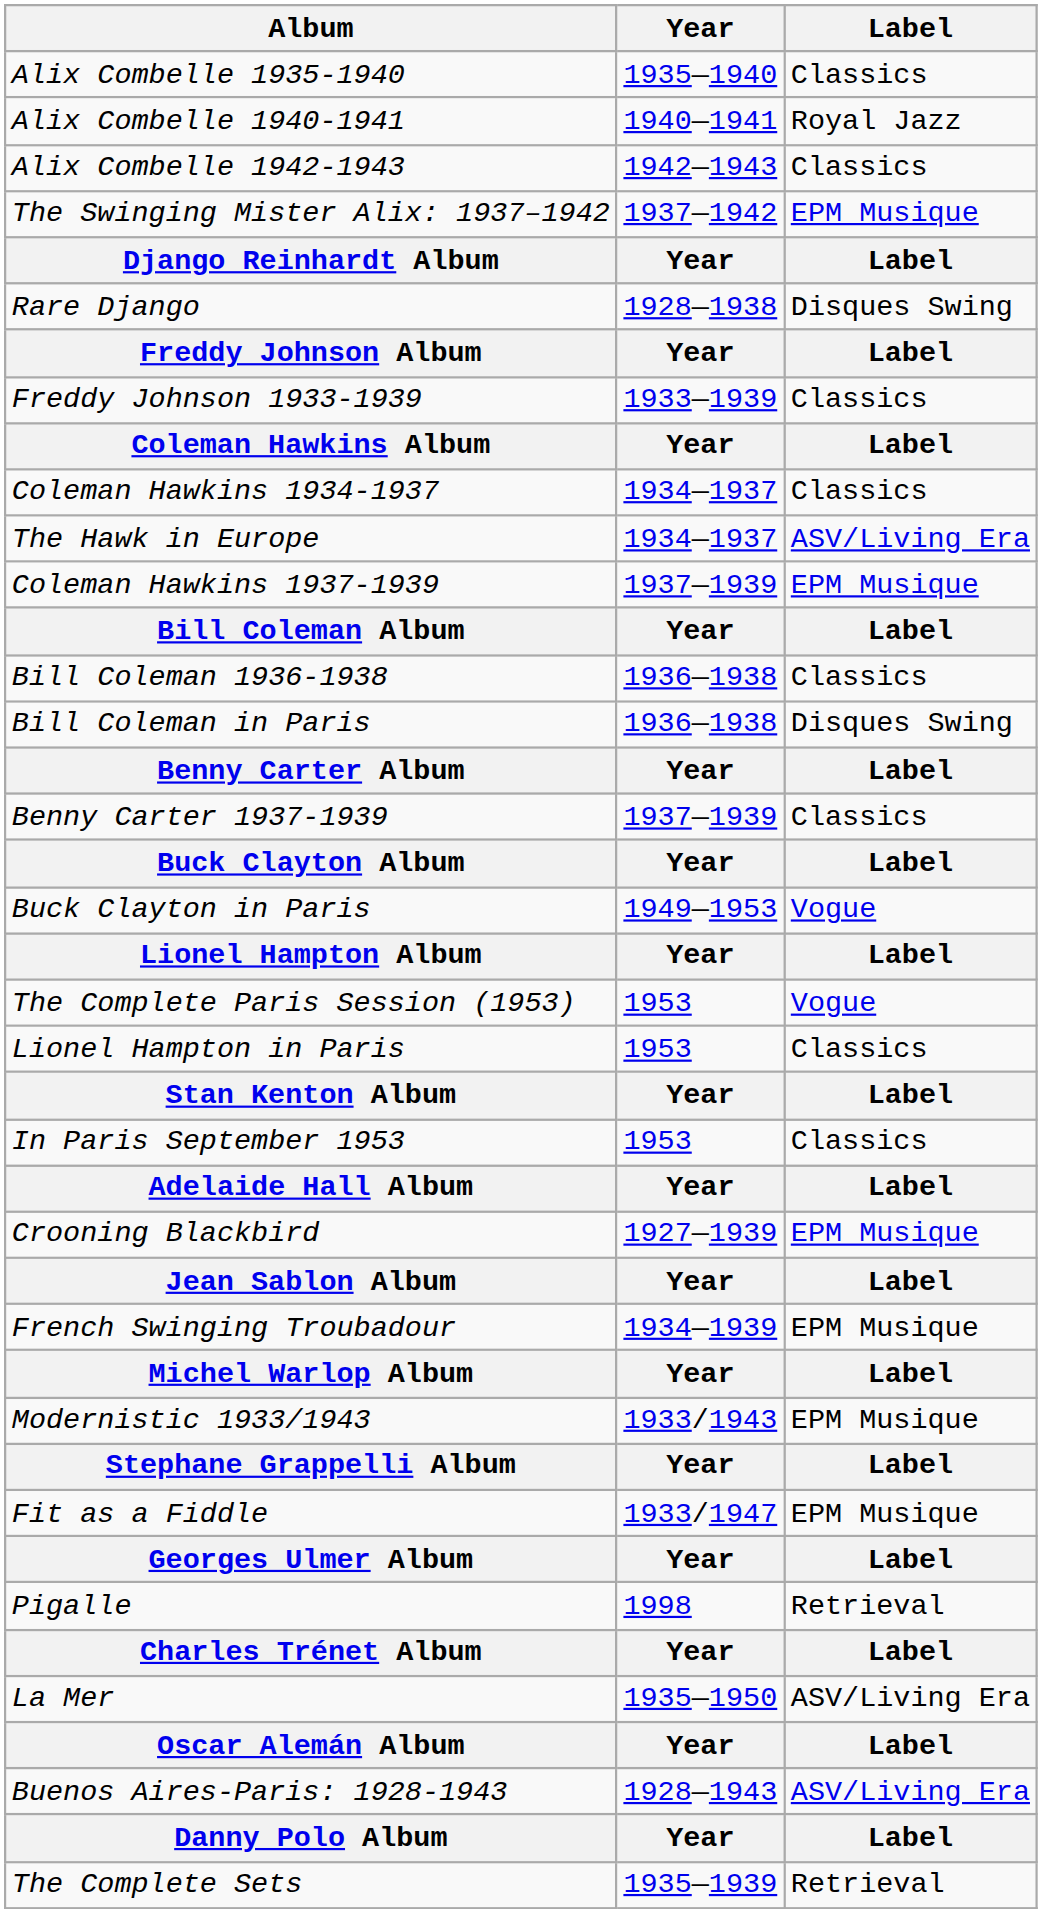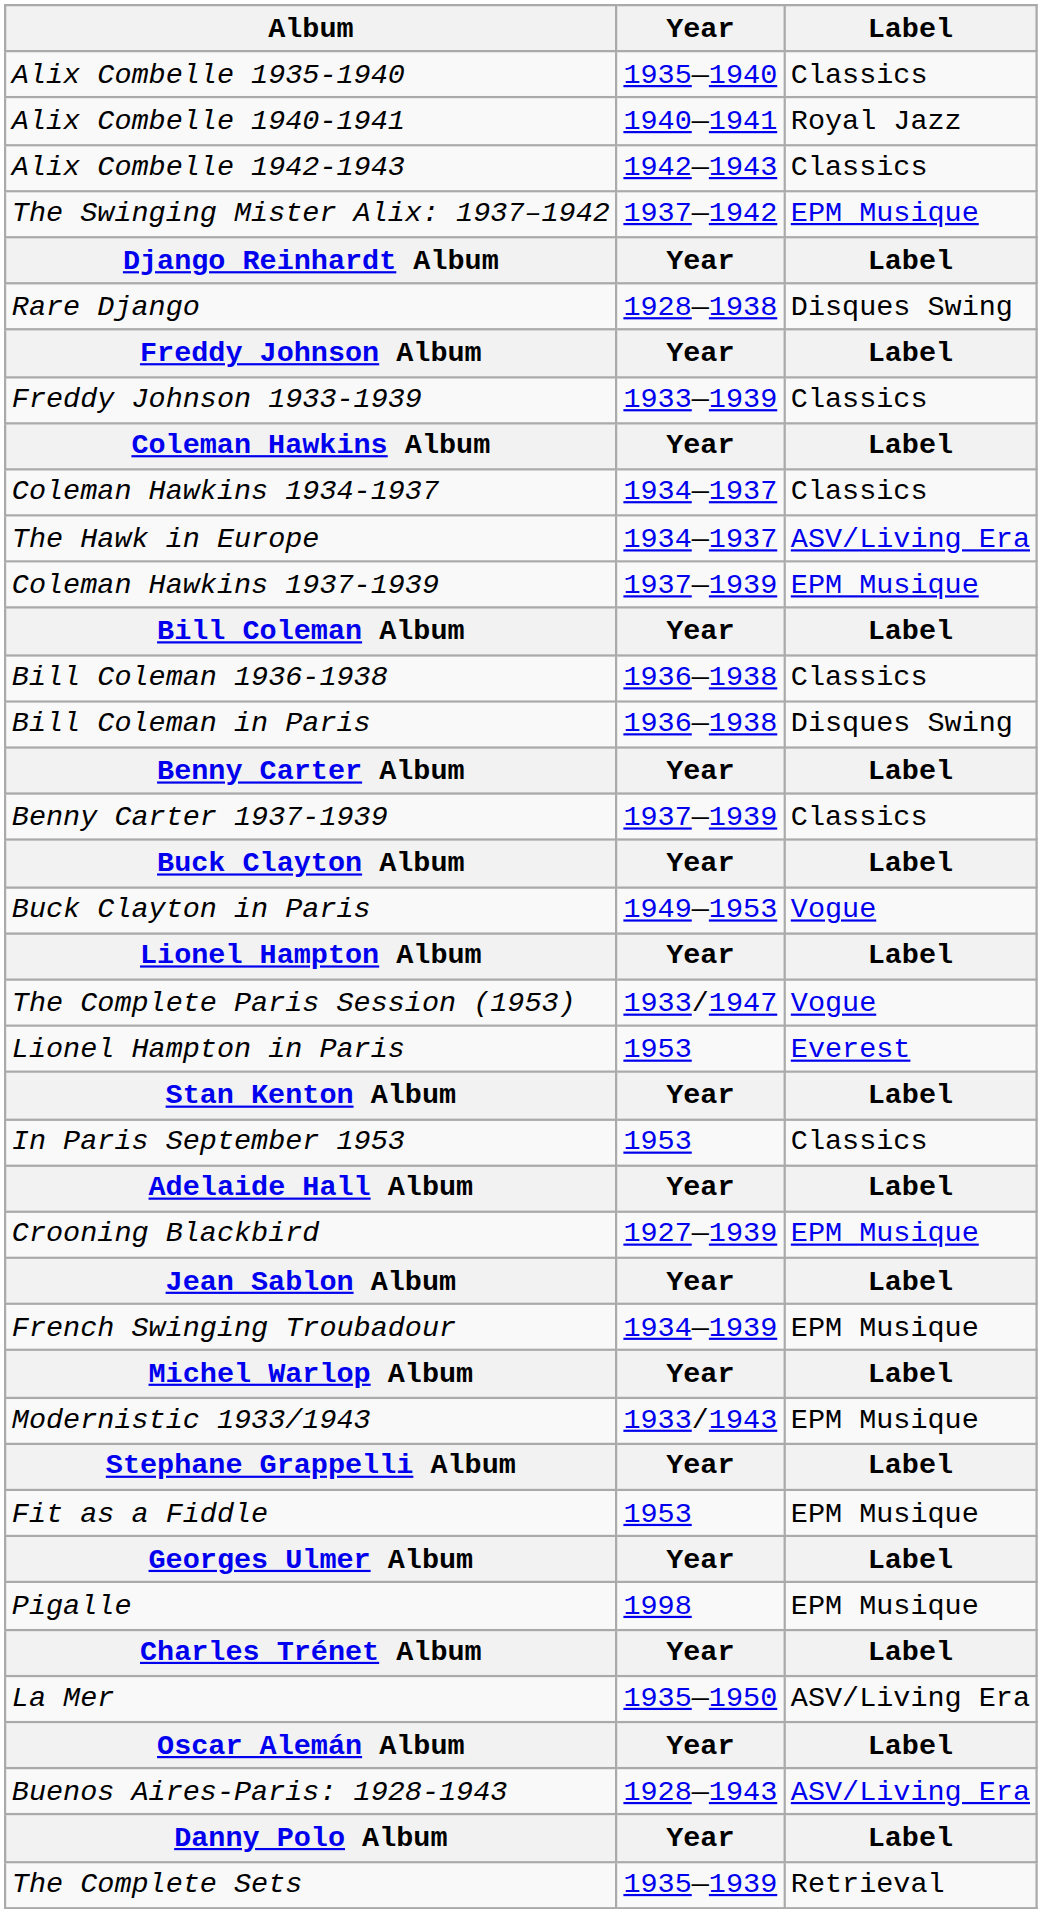(658, 1003) 1953 -> (700, 1003) 1933/1947
(859, 1049) Classics -> (851, 1049) Everest
(700, 1513) 1933/1947 -> (658, 1513) 1953
(868, 1606) Retrieval -> (885, 1606) EPM Musique
